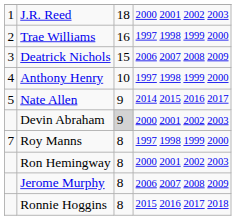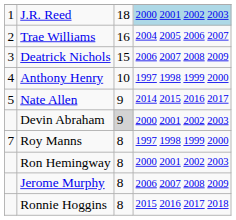(182, 15) no background -> (182, 15) lightblue background
(182, 36) 1997 1998 1999 2000 -> (182, 36) 2004 2005 2006 2007
